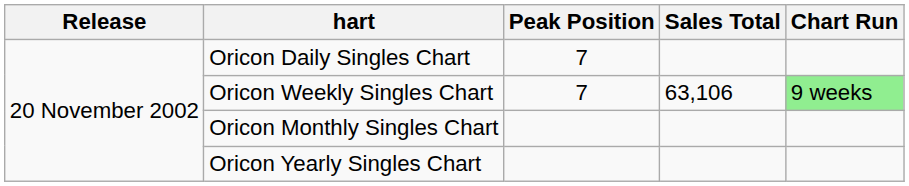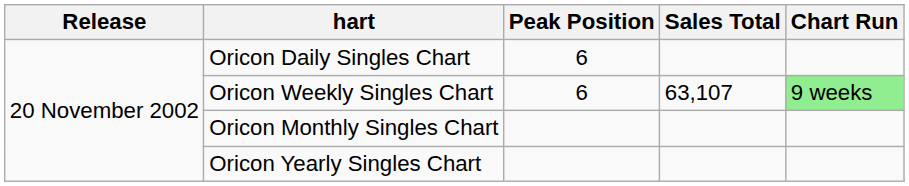(582, 57) 7 -> (582, 57) 6
(582, 92) 7 -> (582, 92) 6
(699, 92) 63,106 -> (699, 92) 63,107
